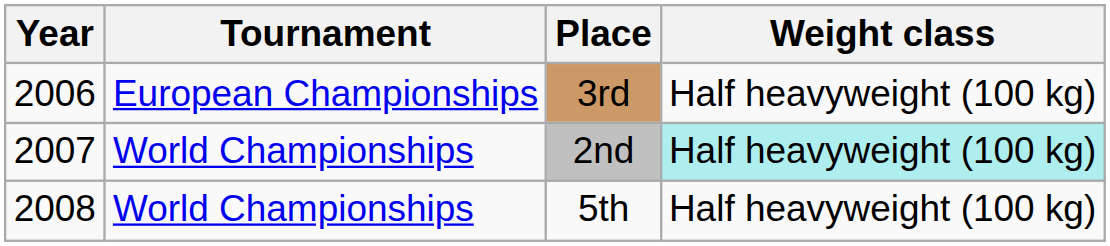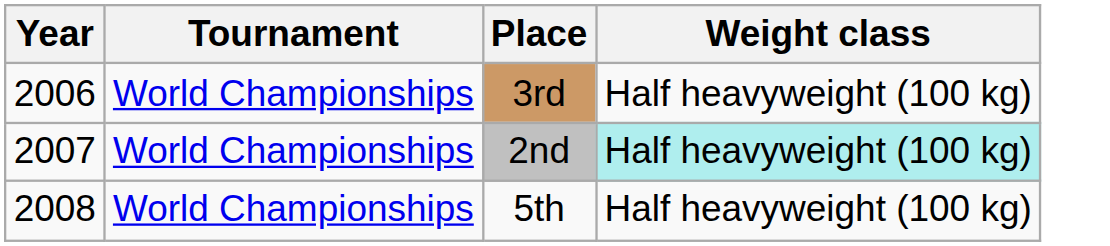(326, 92) European Championships -> (293, 92) World Championships
